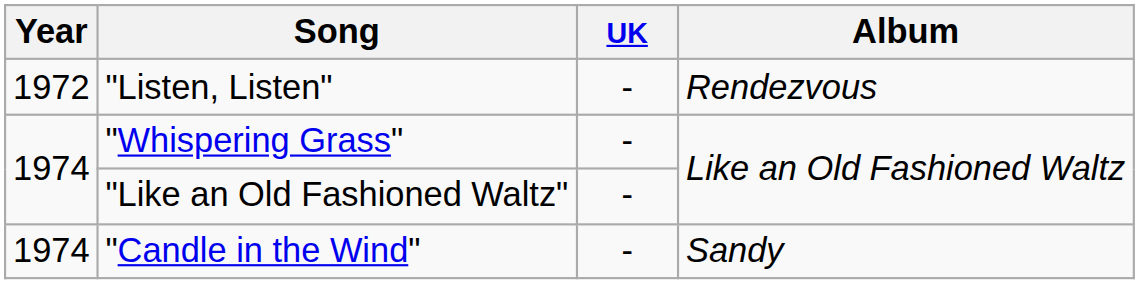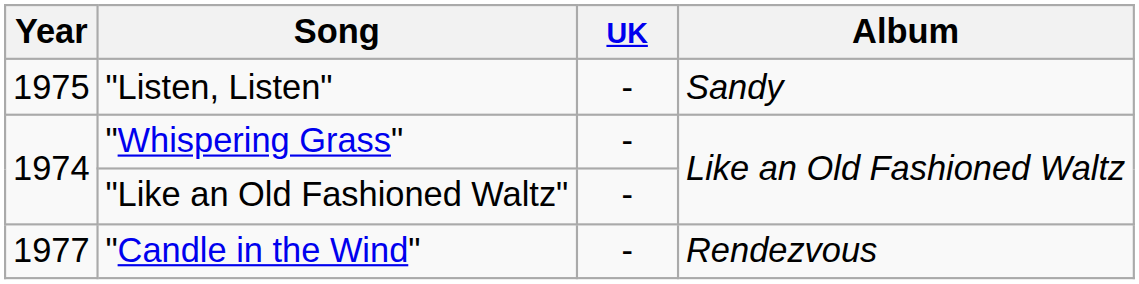(51, 86) 1972 -> (51, 86) 1975
(782, 86) Rendezvous -> (735, 86) Sandy
(51, 250) 1974 -> (51, 250) 1977
(735, 250) Sandy -> (782, 250) Rendezvous
